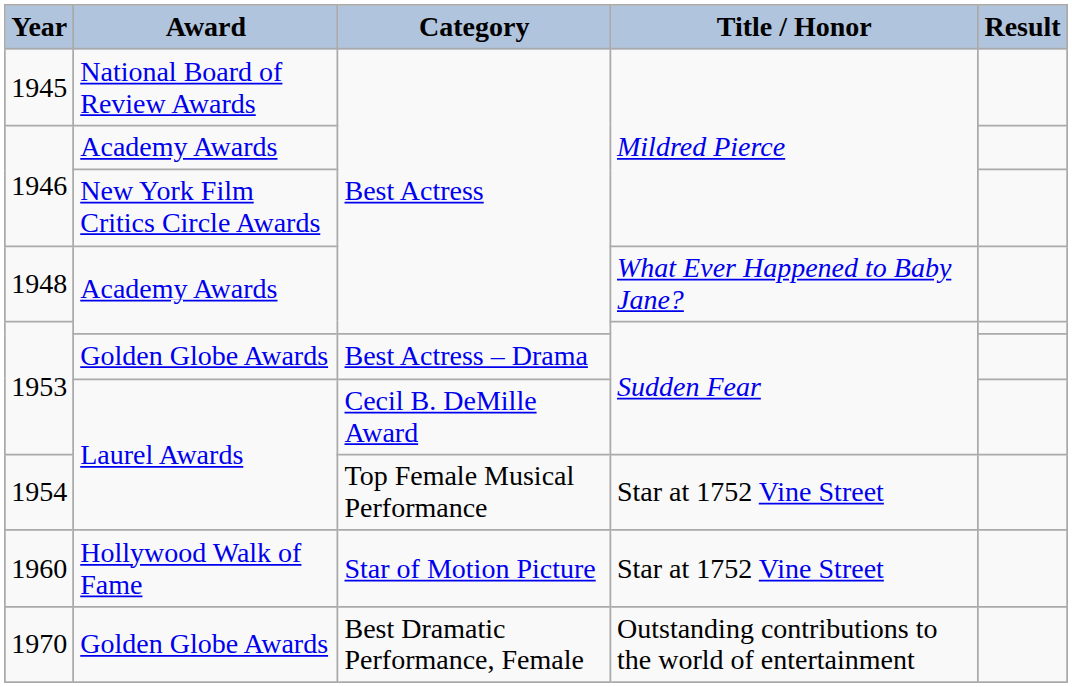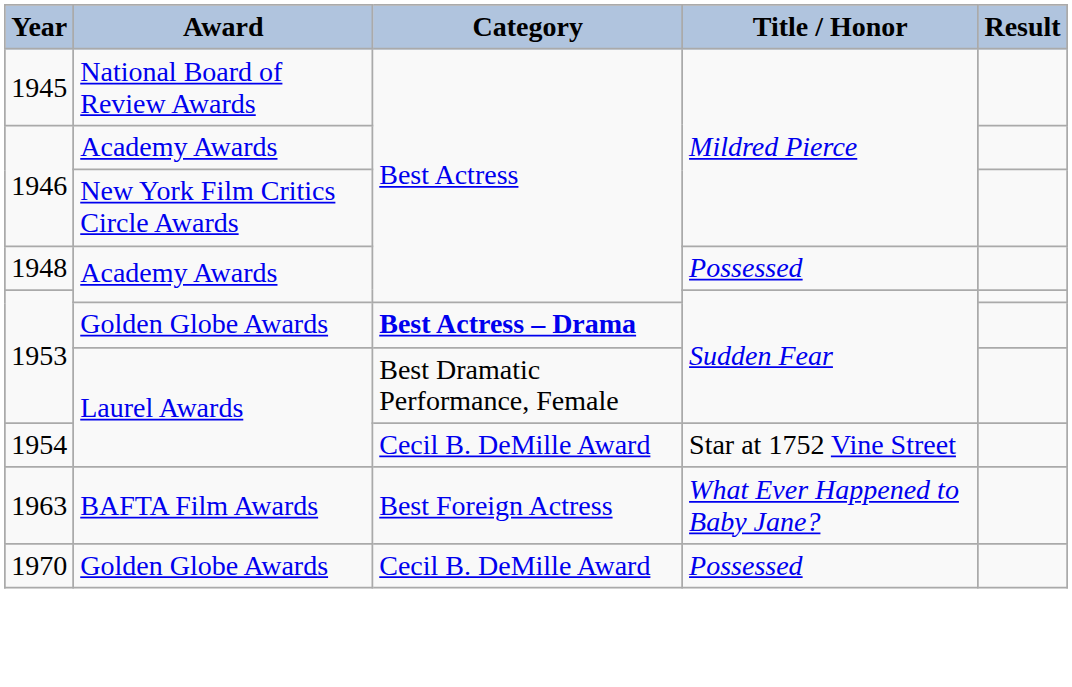(784, 283) What Ever Happened to Baby Jane? -> (746, 267) Possessed
(466, 356) normal -> (508, 324) bold
(441, 416) Cecil B. DeMille Award -> (499, 384) Best Dramatic Performance, Female
(459, 492) Top Female Musical Performance -> (515, 444) Cecil B. DeMille Award
- row: (39, 568)
+ row: (39, 505)
(464, 644) Best Dramatic Performance, Female -> (515, 565) Cecil B. DeMille Award
(777, 644) Outstanding contributions to the world of entertainment -> (746, 565) Possessed
